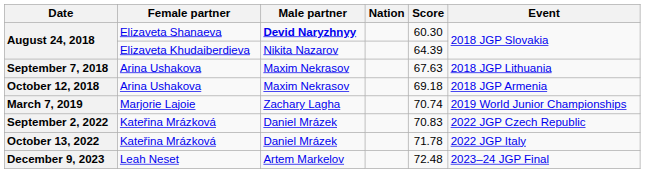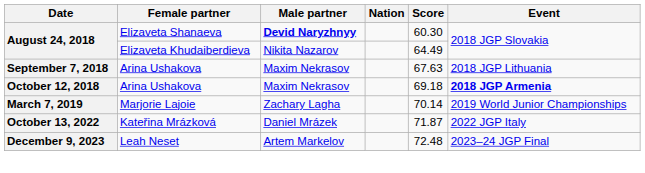(428, 50) 64.39 -> (428, 50) 64.49
(499, 86) normal -> (501, 86) bold
(428, 104) 70.74 -> (428, 104) 70.14
- row: (58, 123)
(428, 141) 71.78 -> (428, 123) 71.87
